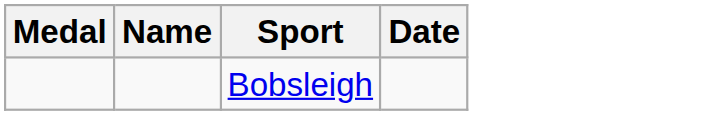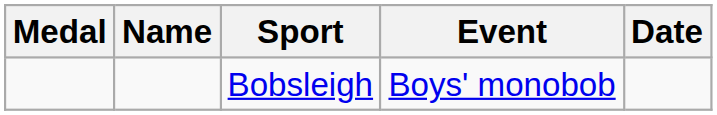+ column: (502, 32)
